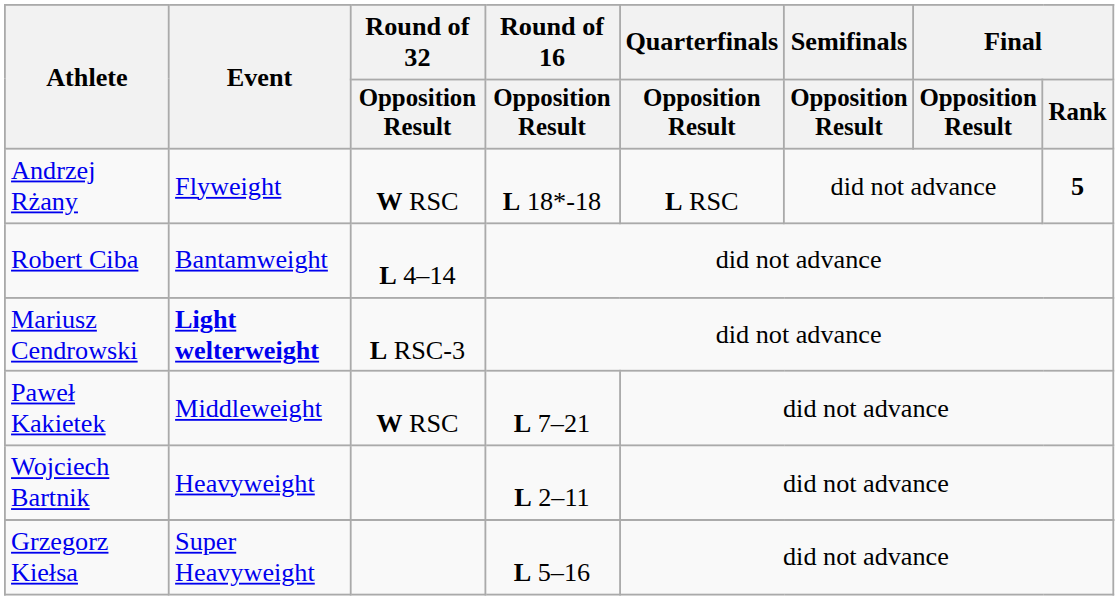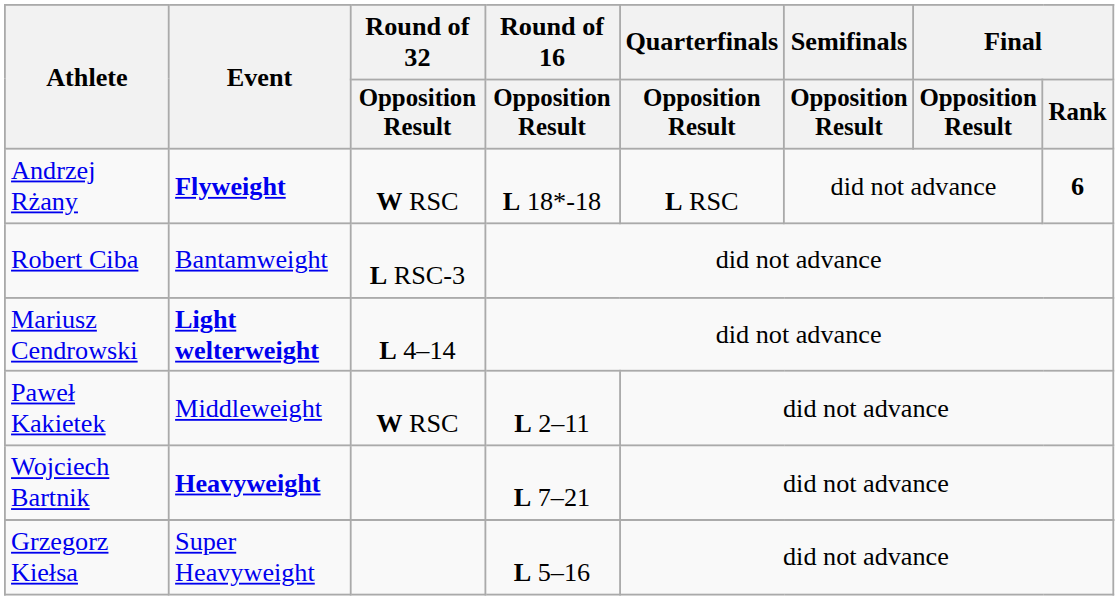(228, 186) normal -> (230, 186) bold
(1078, 186) 5 -> (1078, 186) 6
(417, 275) L 4–14 -> (417, 275) L RSC-3
(417, 349) L RSC-3 -> (417, 349) L 4–14
(552, 424) L 7–21 -> (552, 424) L 2–11
(245, 482) normal -> (248, 482) bold
(552, 498) L 2–11 -> (552, 498) L 7–21
